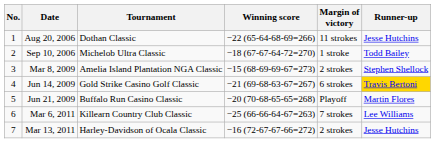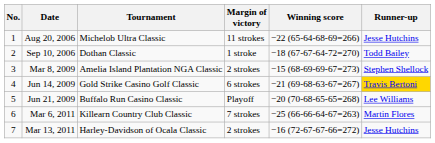columns swapped: (271, 17) <-> (339, 17)
(108, 38) Dothan Classic -> (122, 38) Michelob Ultra Classic
(122, 53) Michelob Ultra Classic -> (108, 53) Dothan Classic
(389, 99) Martin Flores -> (389, 99) Lee Williams
(389, 115) Lee Williams -> (389, 115) Martin Flores
